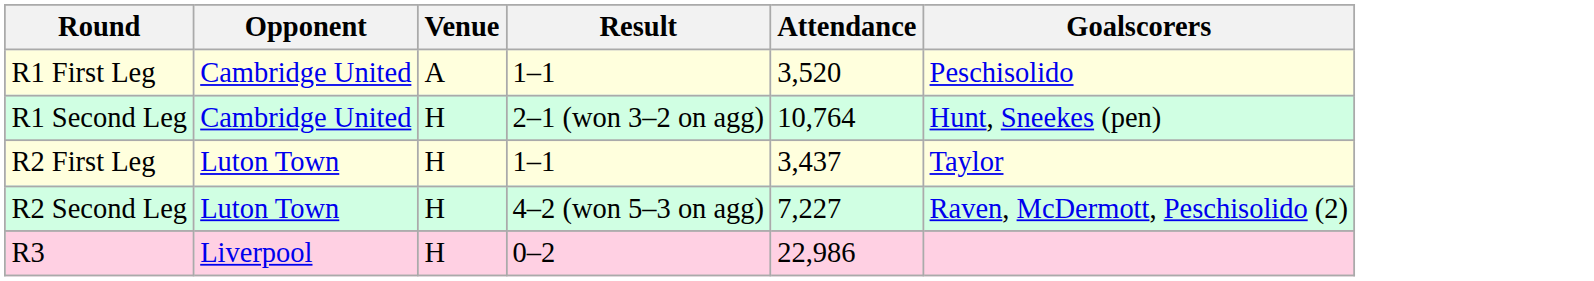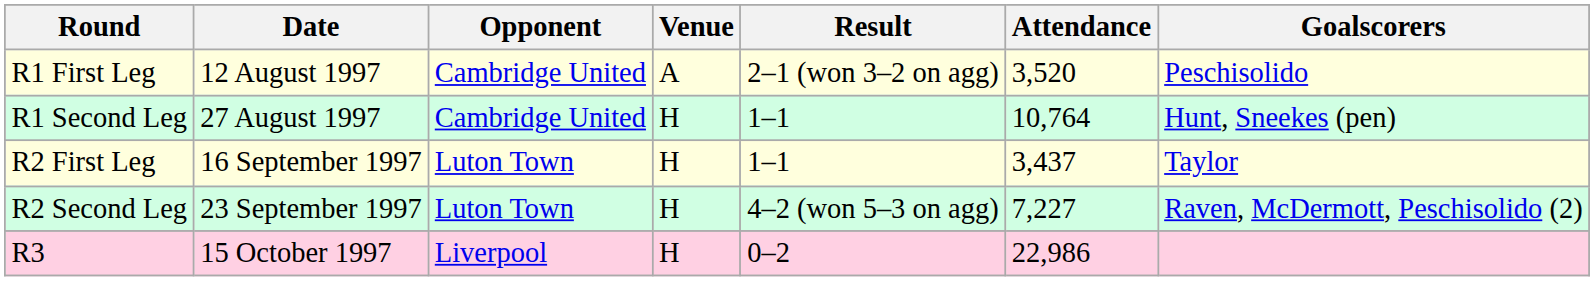+ column: (311, 27)
(534, 72) 1–1 -> (873, 72) 2–1 (won 3–2 on agg)
(638, 117) 2–1 (won 3–2 on agg) -> (769, 117) 1–1
